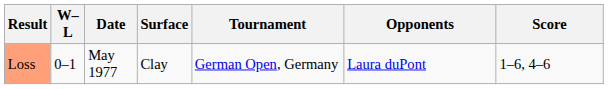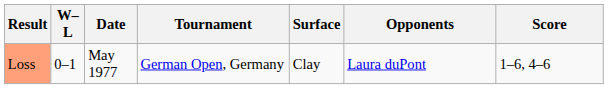columns swapped: (268, 24) <-> (164, 24)
